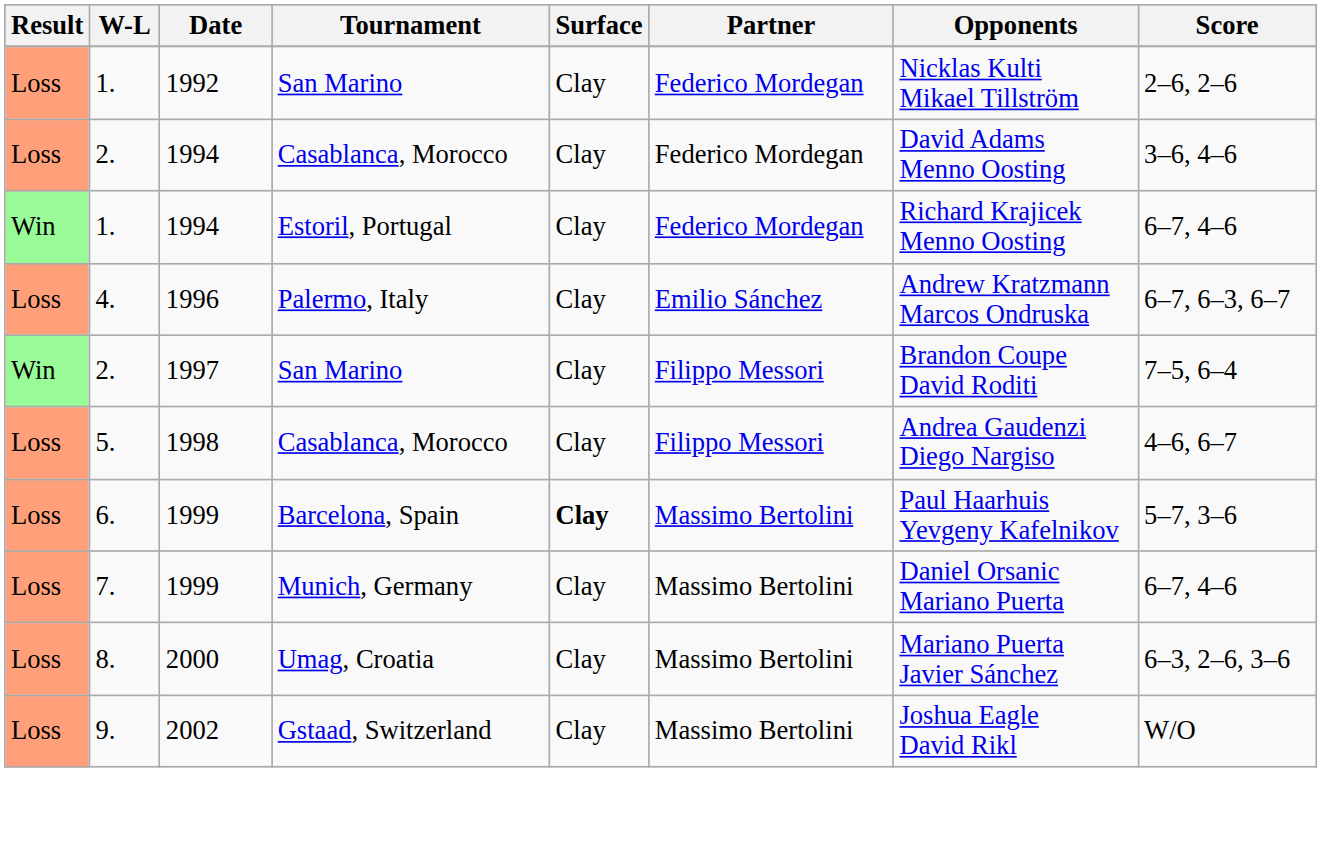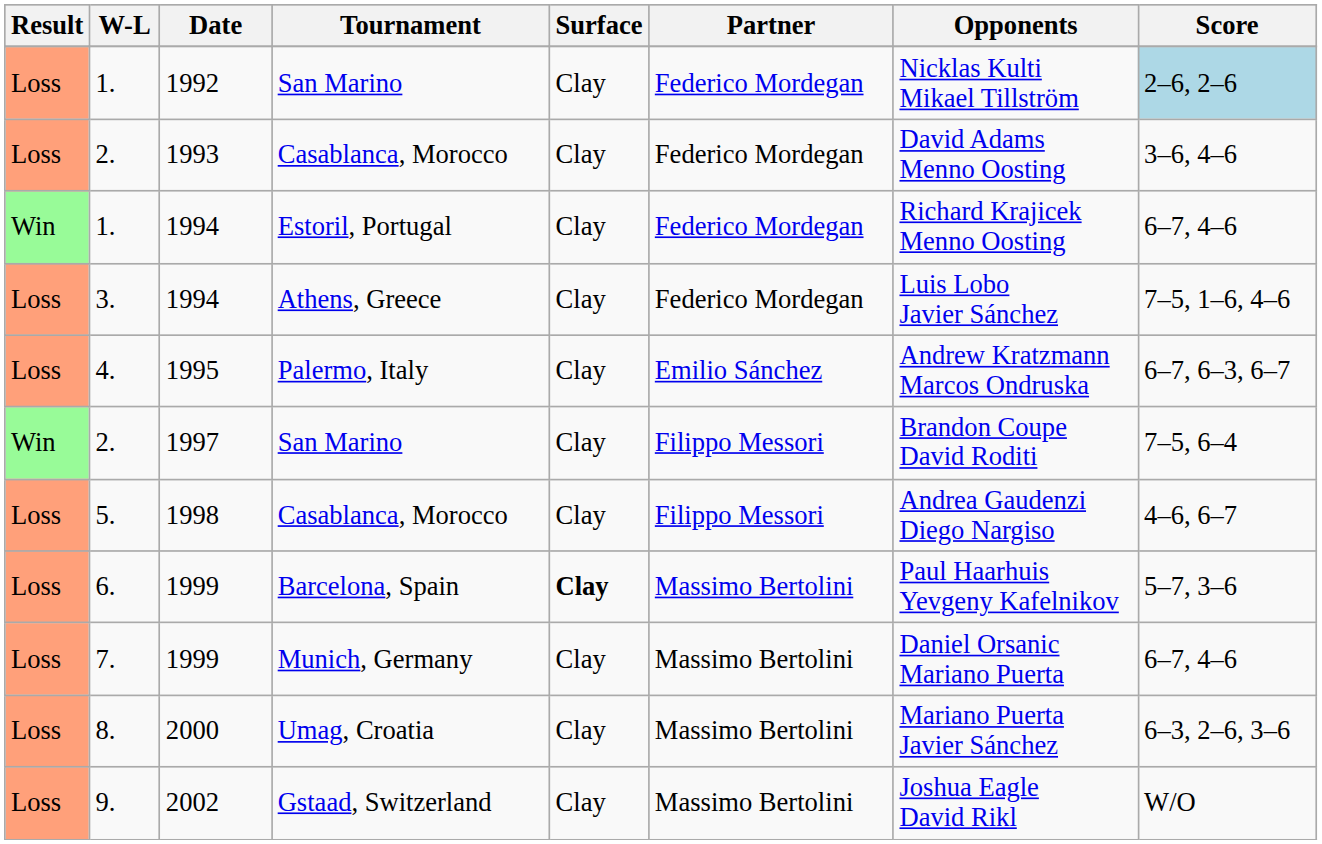(1191, 82) no background -> (1191, 82) lightblue background
(192, 154) 1994 -> (192, 154) 1993
+ row: (105, 298)
(192, 298) 1996 -> (192, 370) 1995
